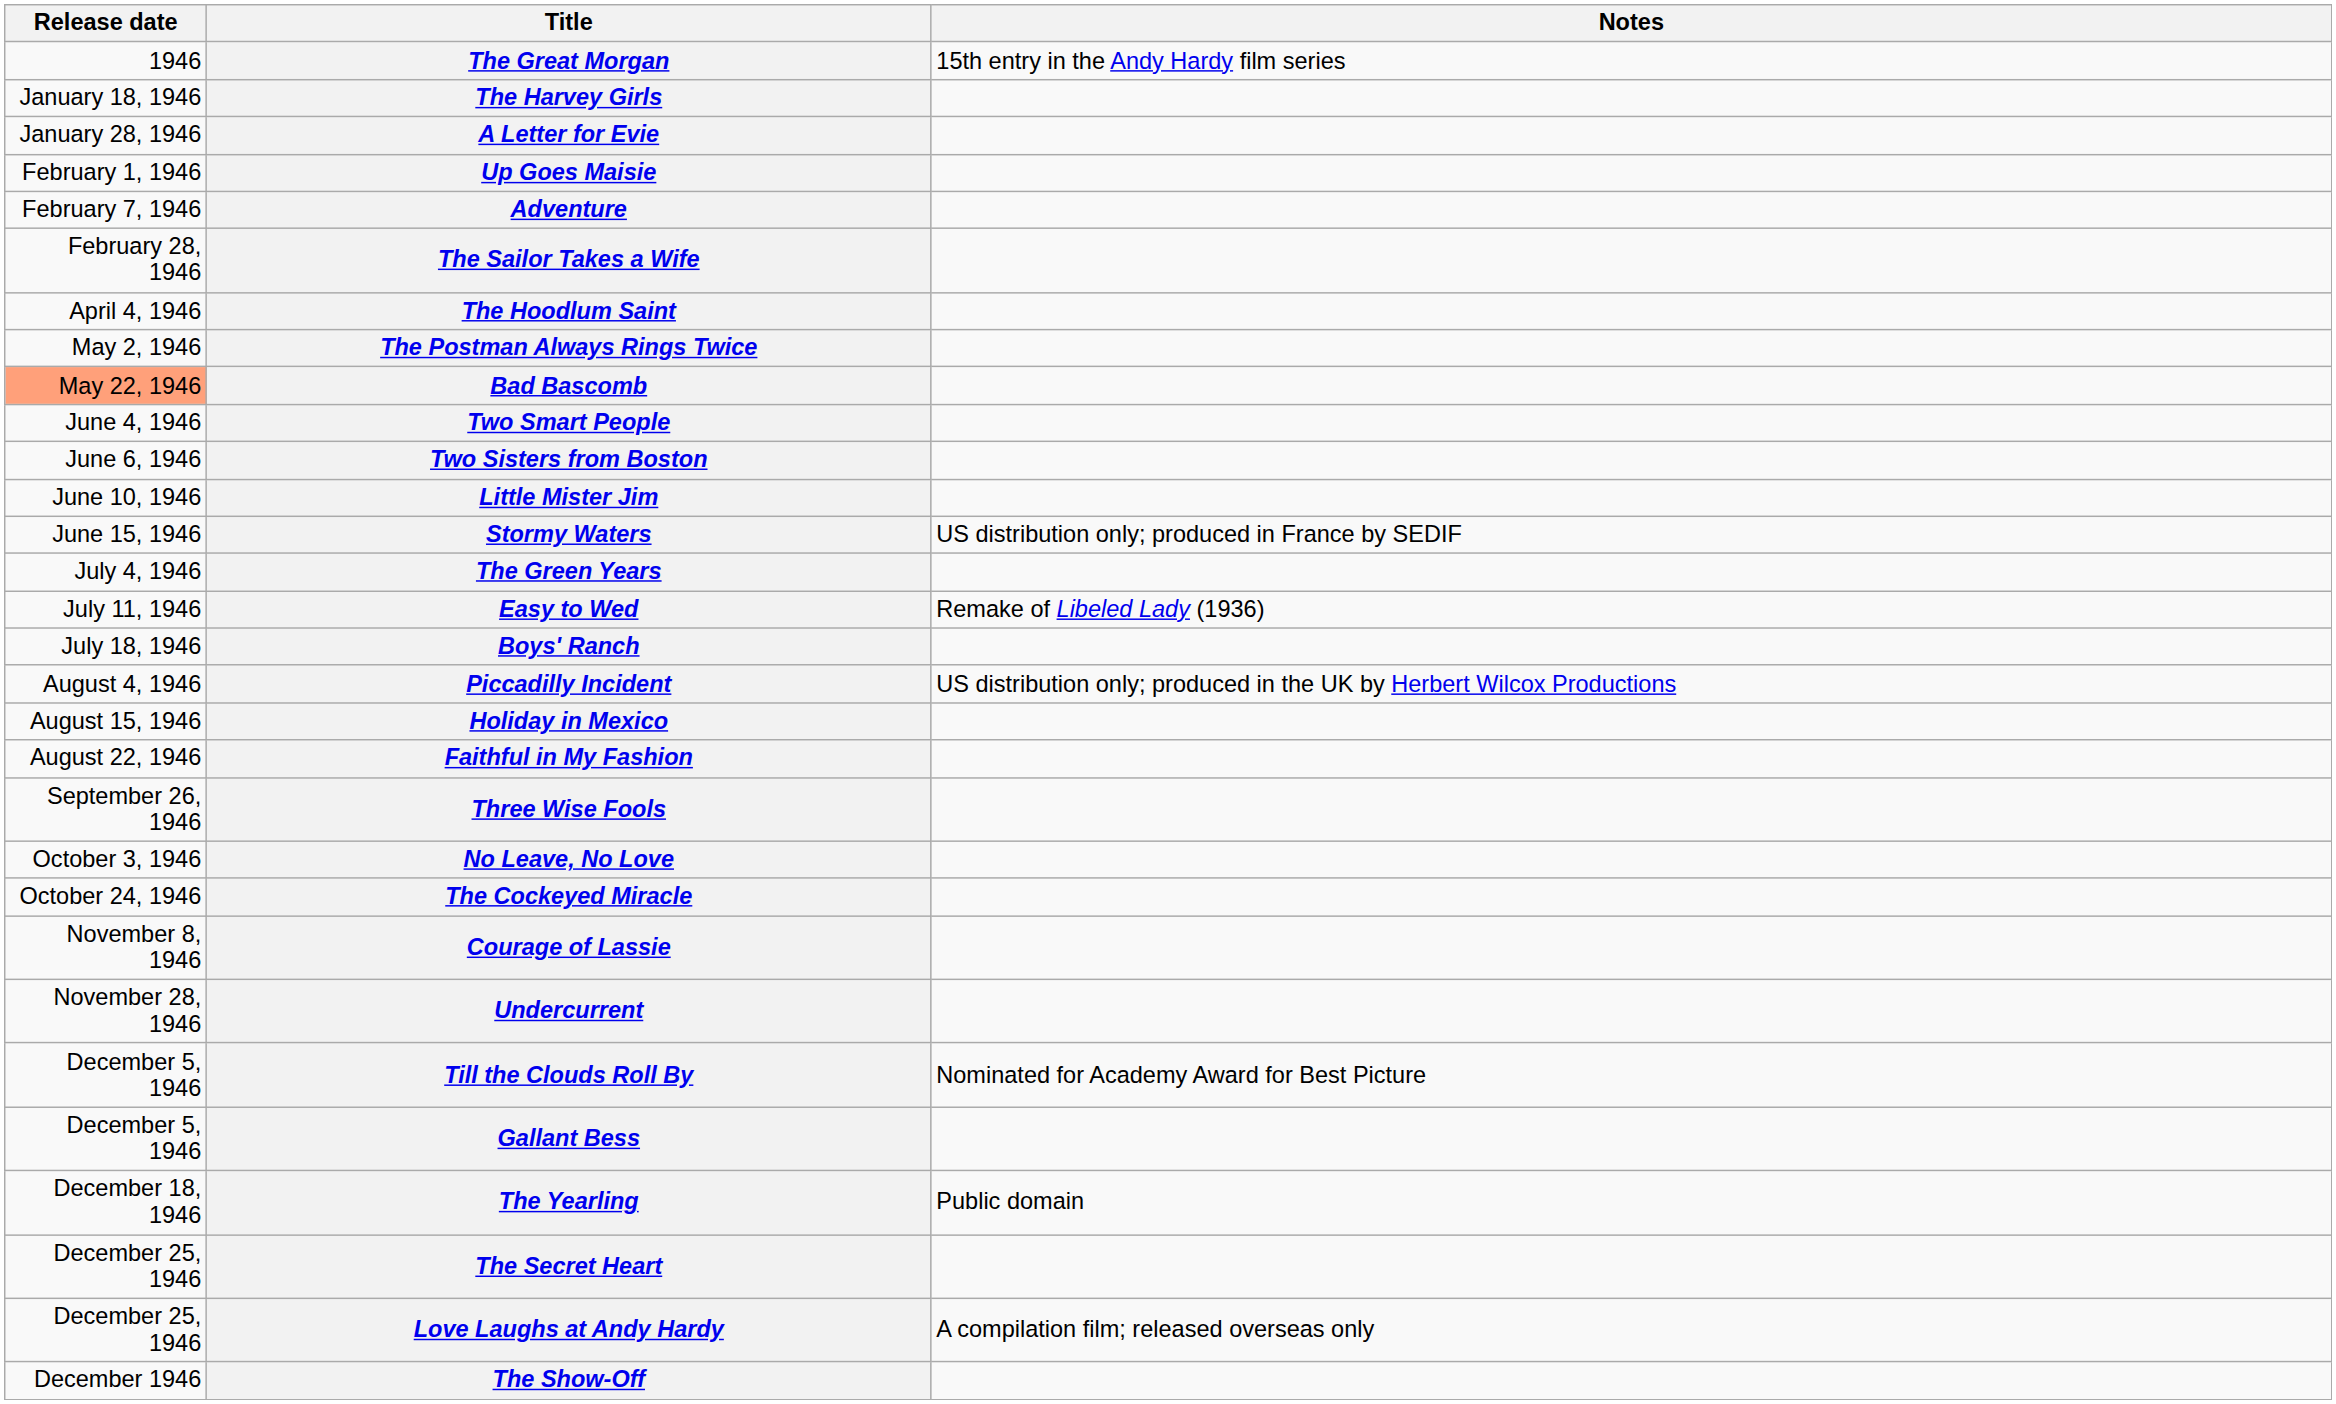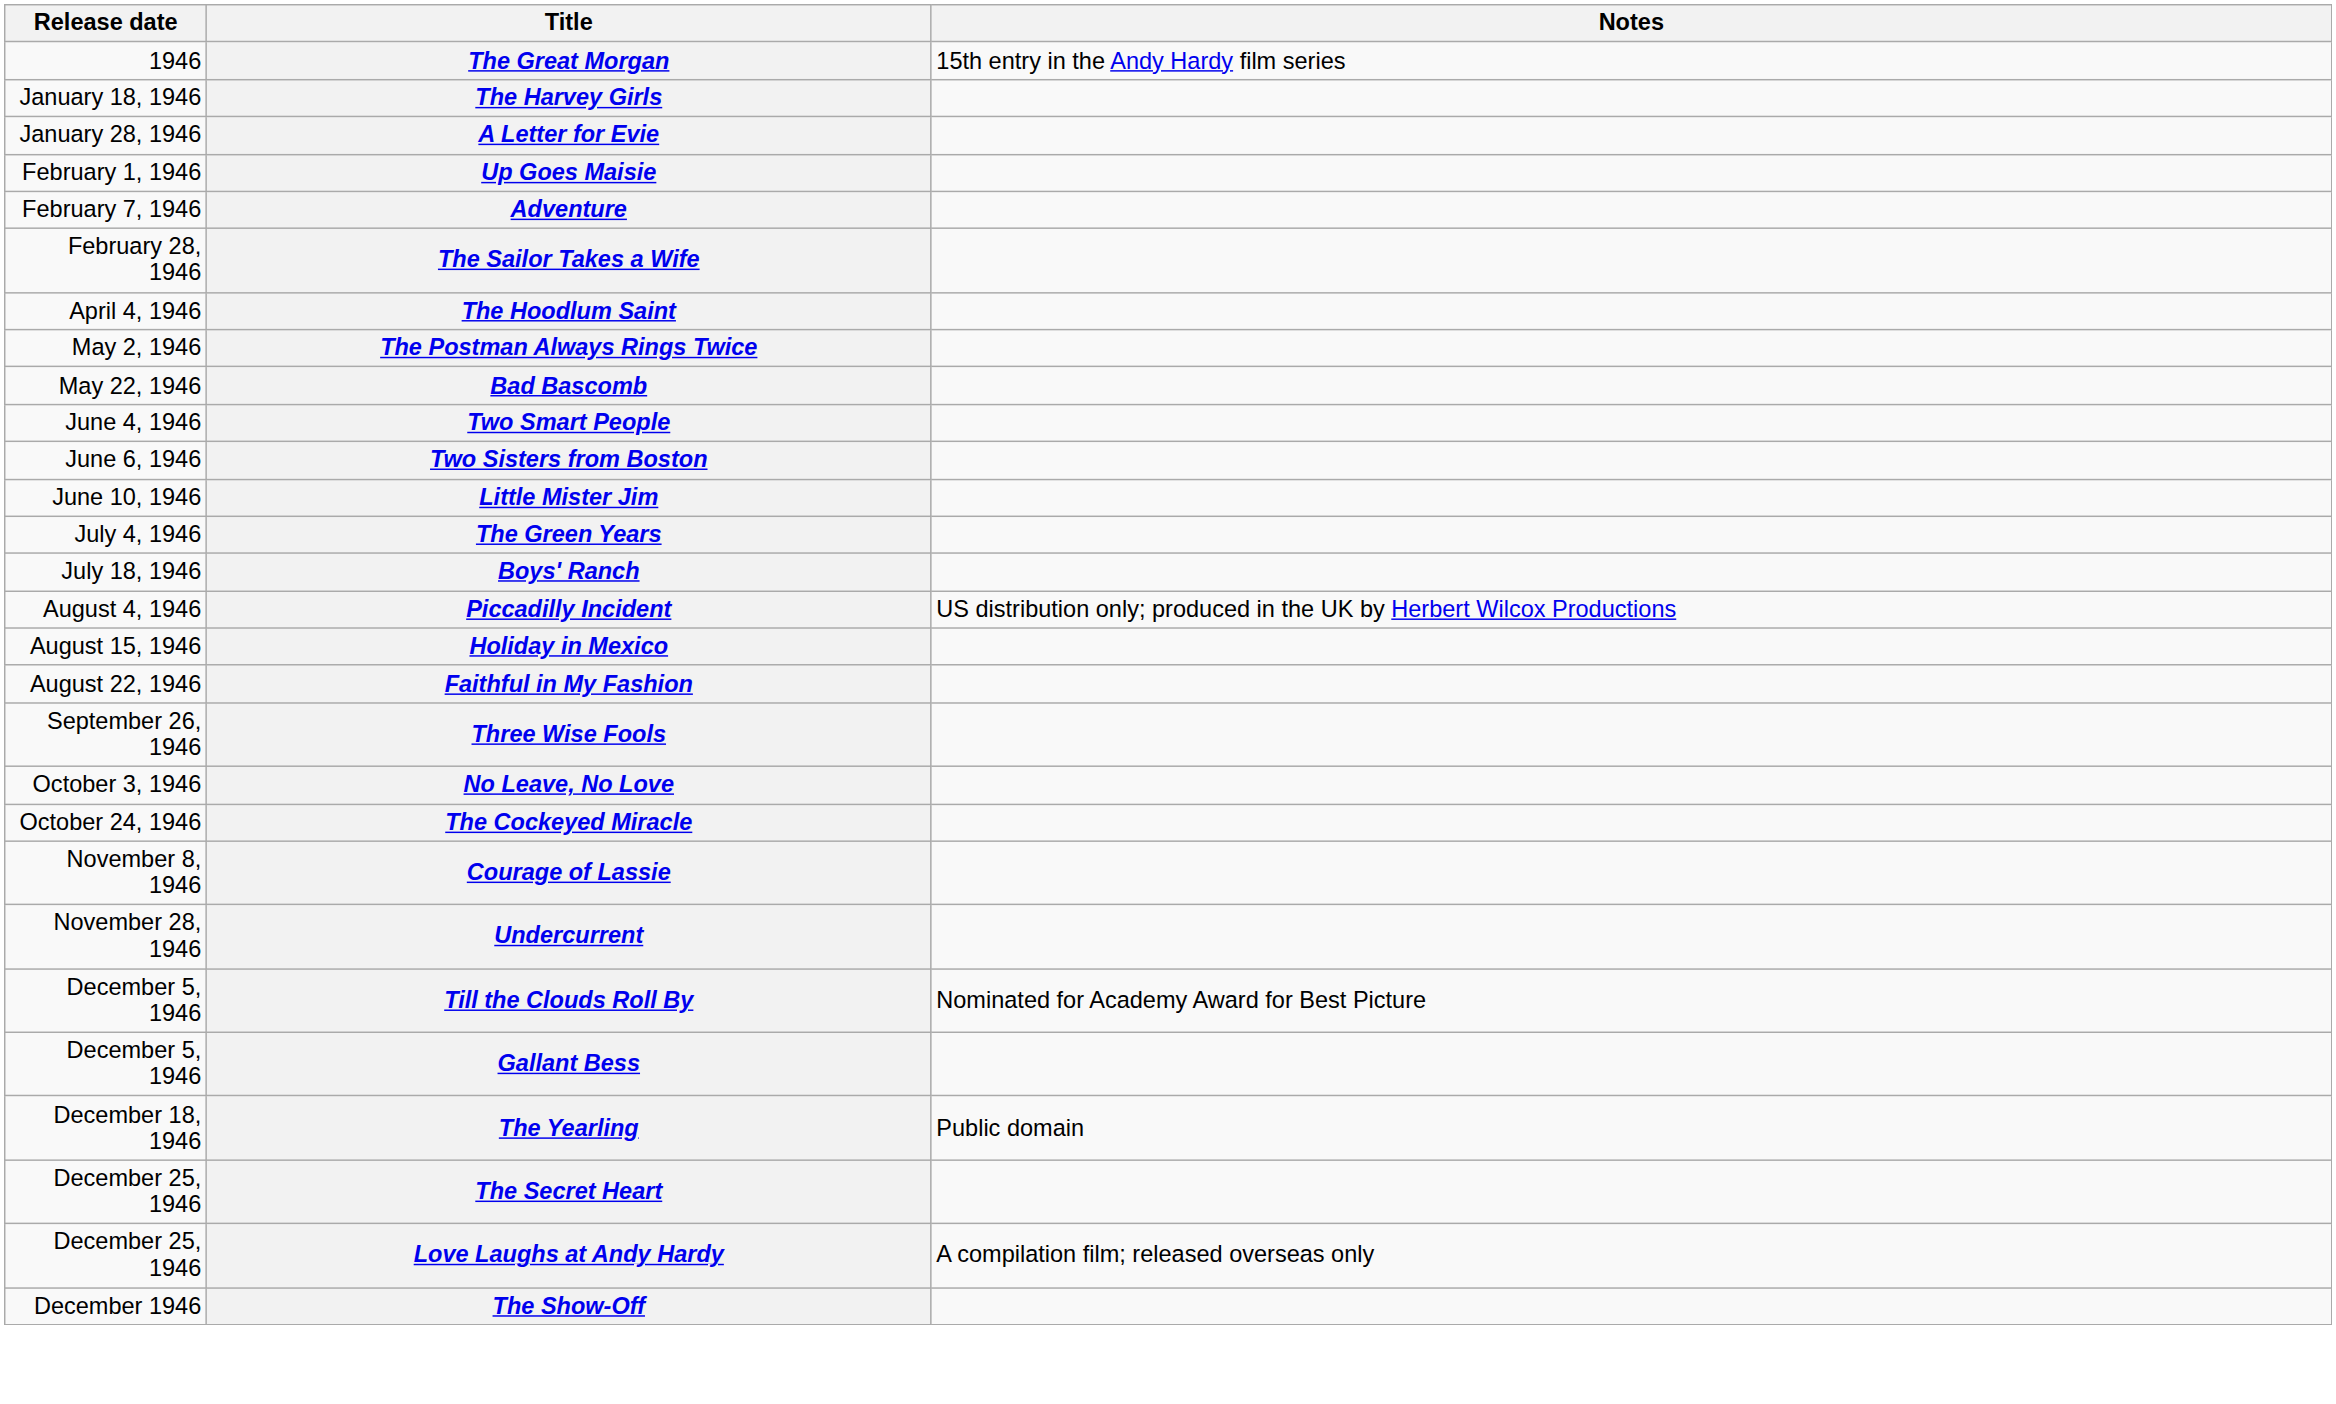(130, 385) lightsalmon background -> (130, 385) no background
- row: (569, 534)
- row: (569, 609)
